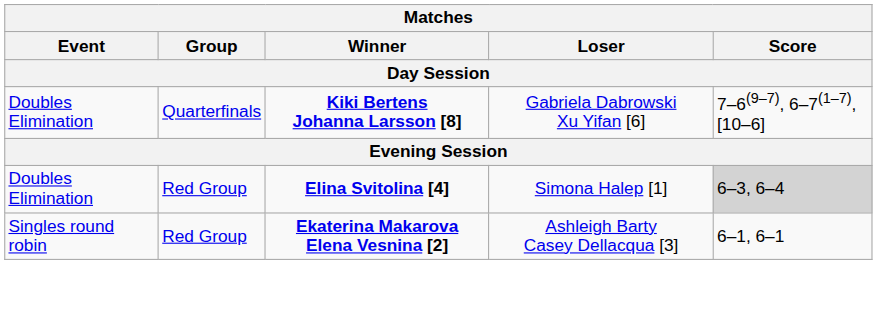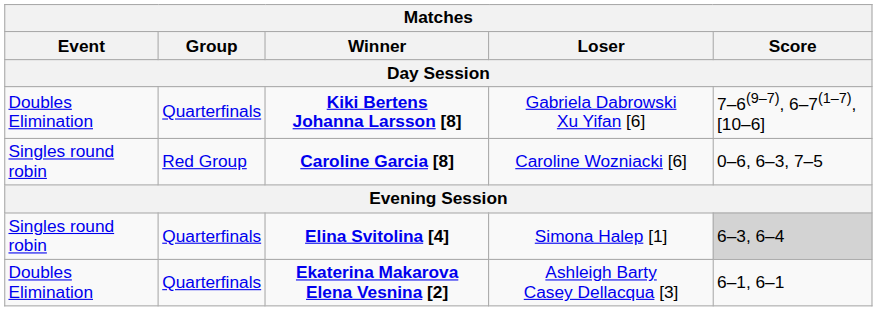+ row: (377, 161)
(51, 189) Doubles Elimination -> (61, 235) Singles round robin
(204, 189) Red Group -> (212, 235) Quarterfinals
(61, 235) Singles round robin -> (51, 282) Doubles Elimination
(204, 235) Red Group -> (212, 282) Quarterfinals
